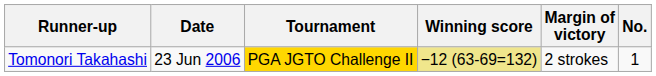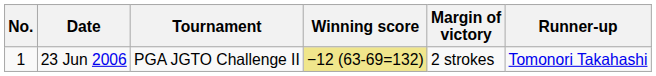columns swapped: (635, 26) <-> (78, 26)
(331, 59) gold background -> (217, 59) no background
